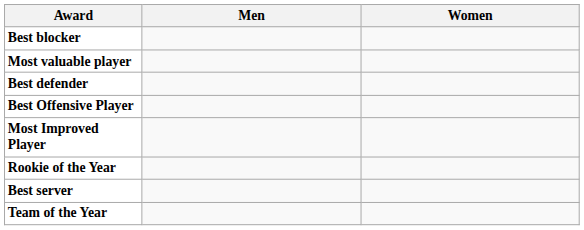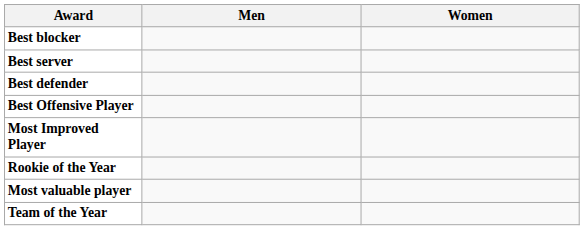rows swapped: (40, 190) <-> (70, 60)
